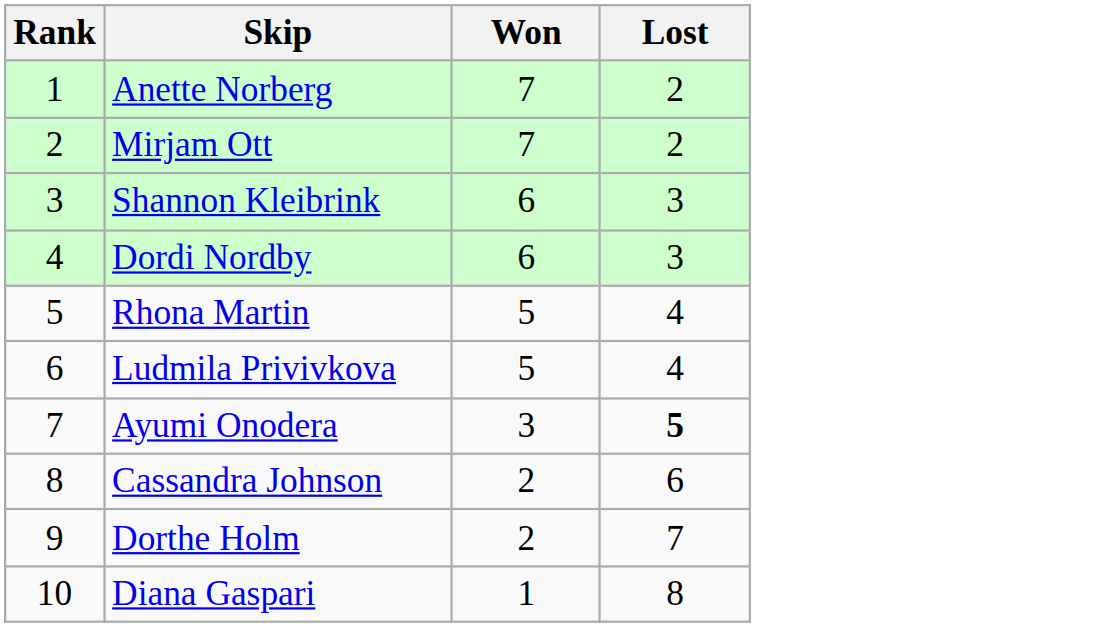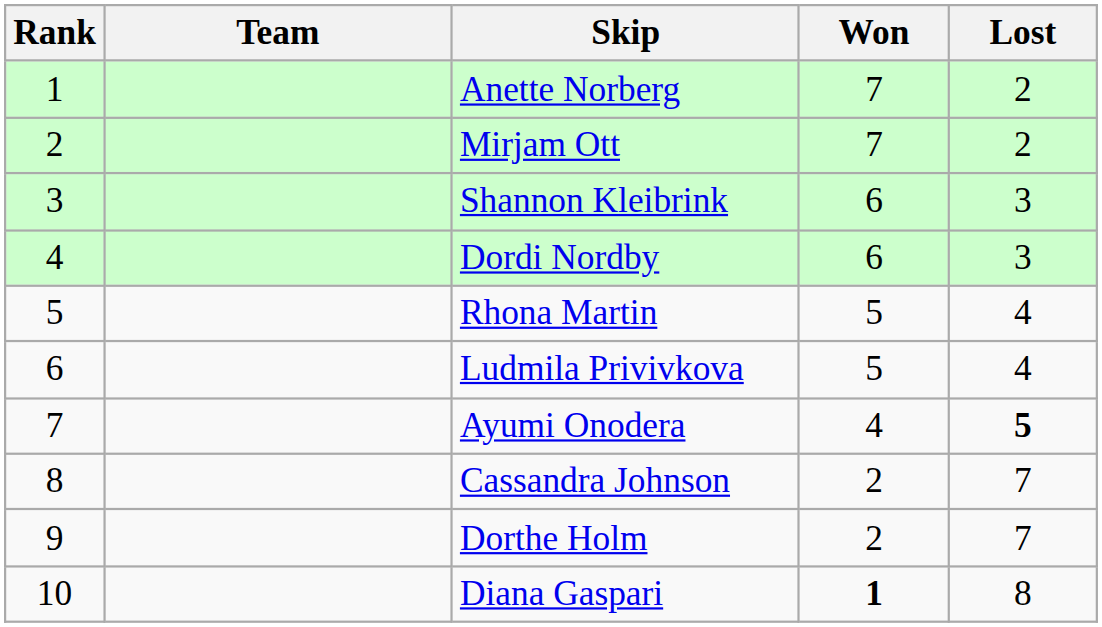+ column: (278, 32)
(526, 425) 3 -> (874, 425) 4
(675, 481) 6 -> (1023, 481) 7
(526, 593) normal -> (874, 593) bold
